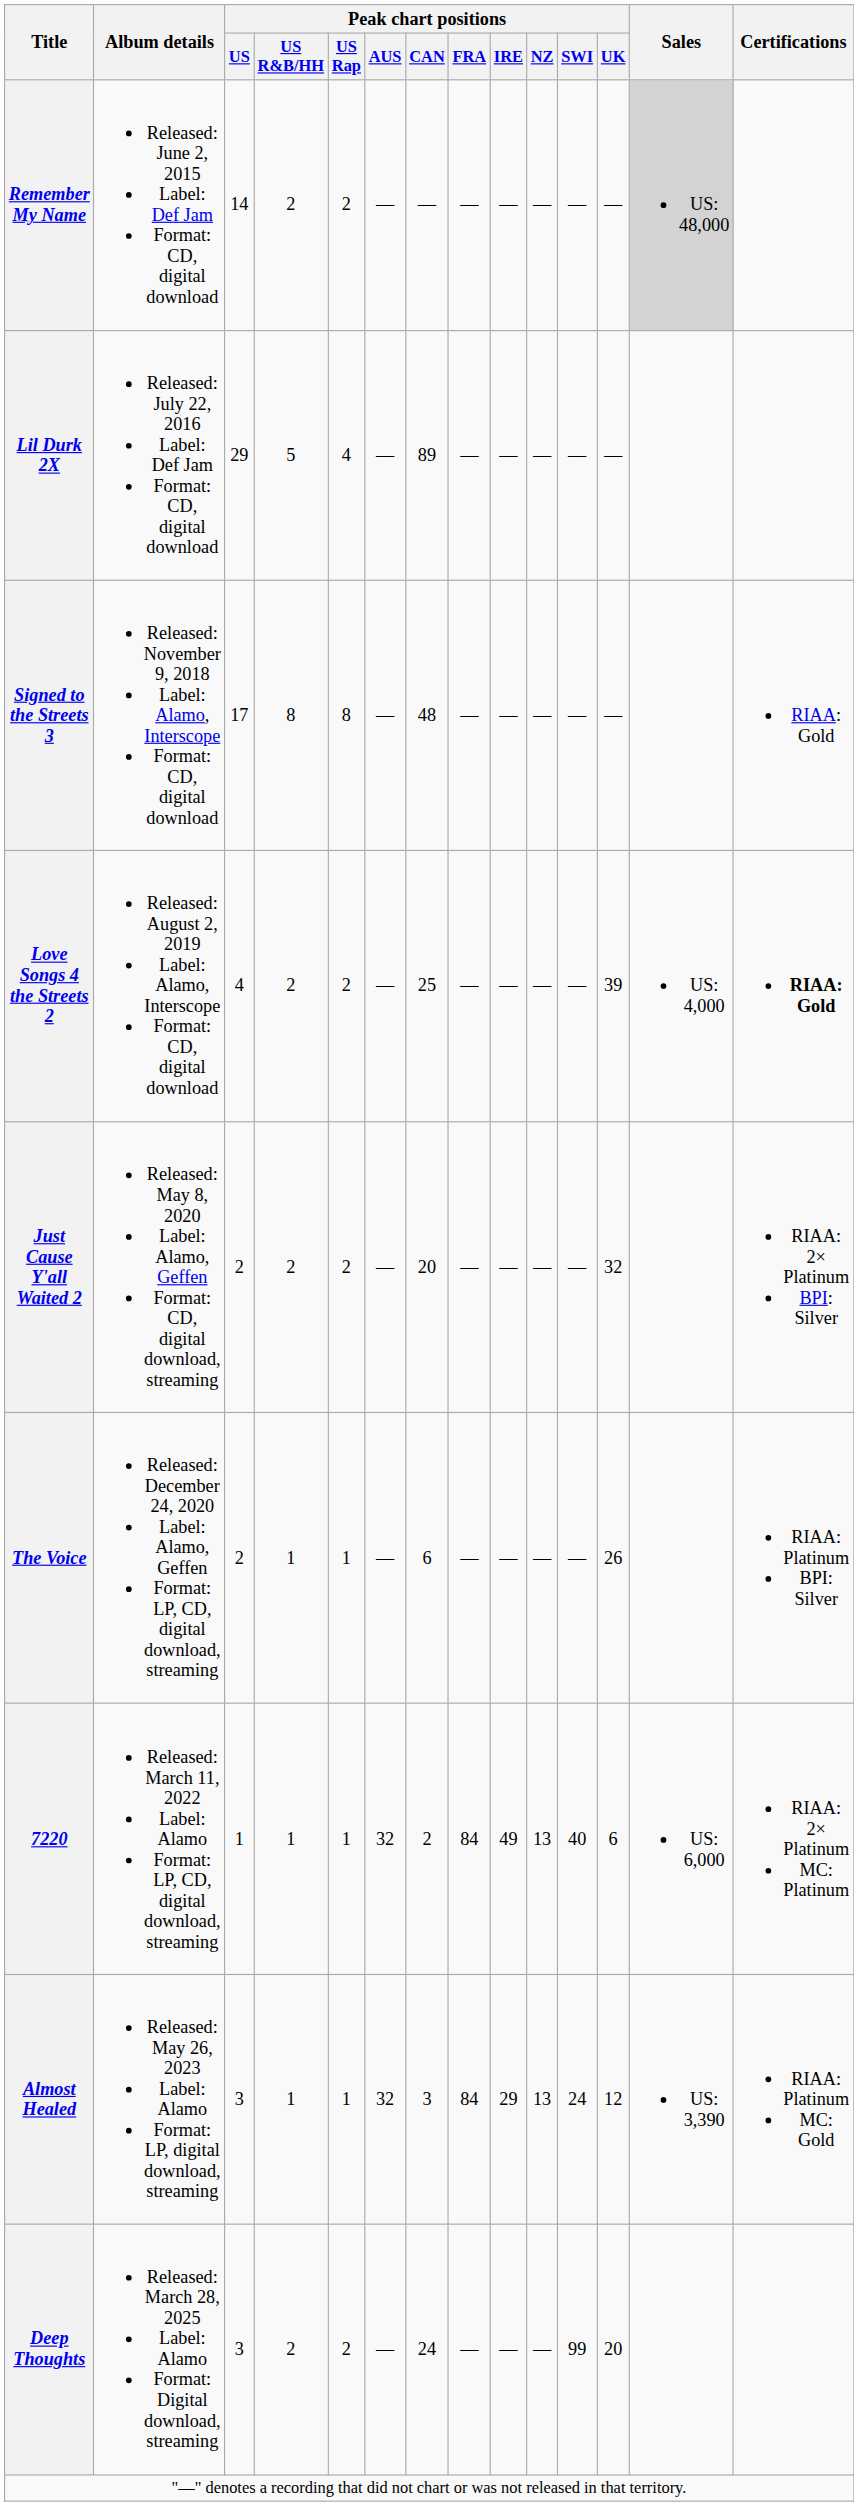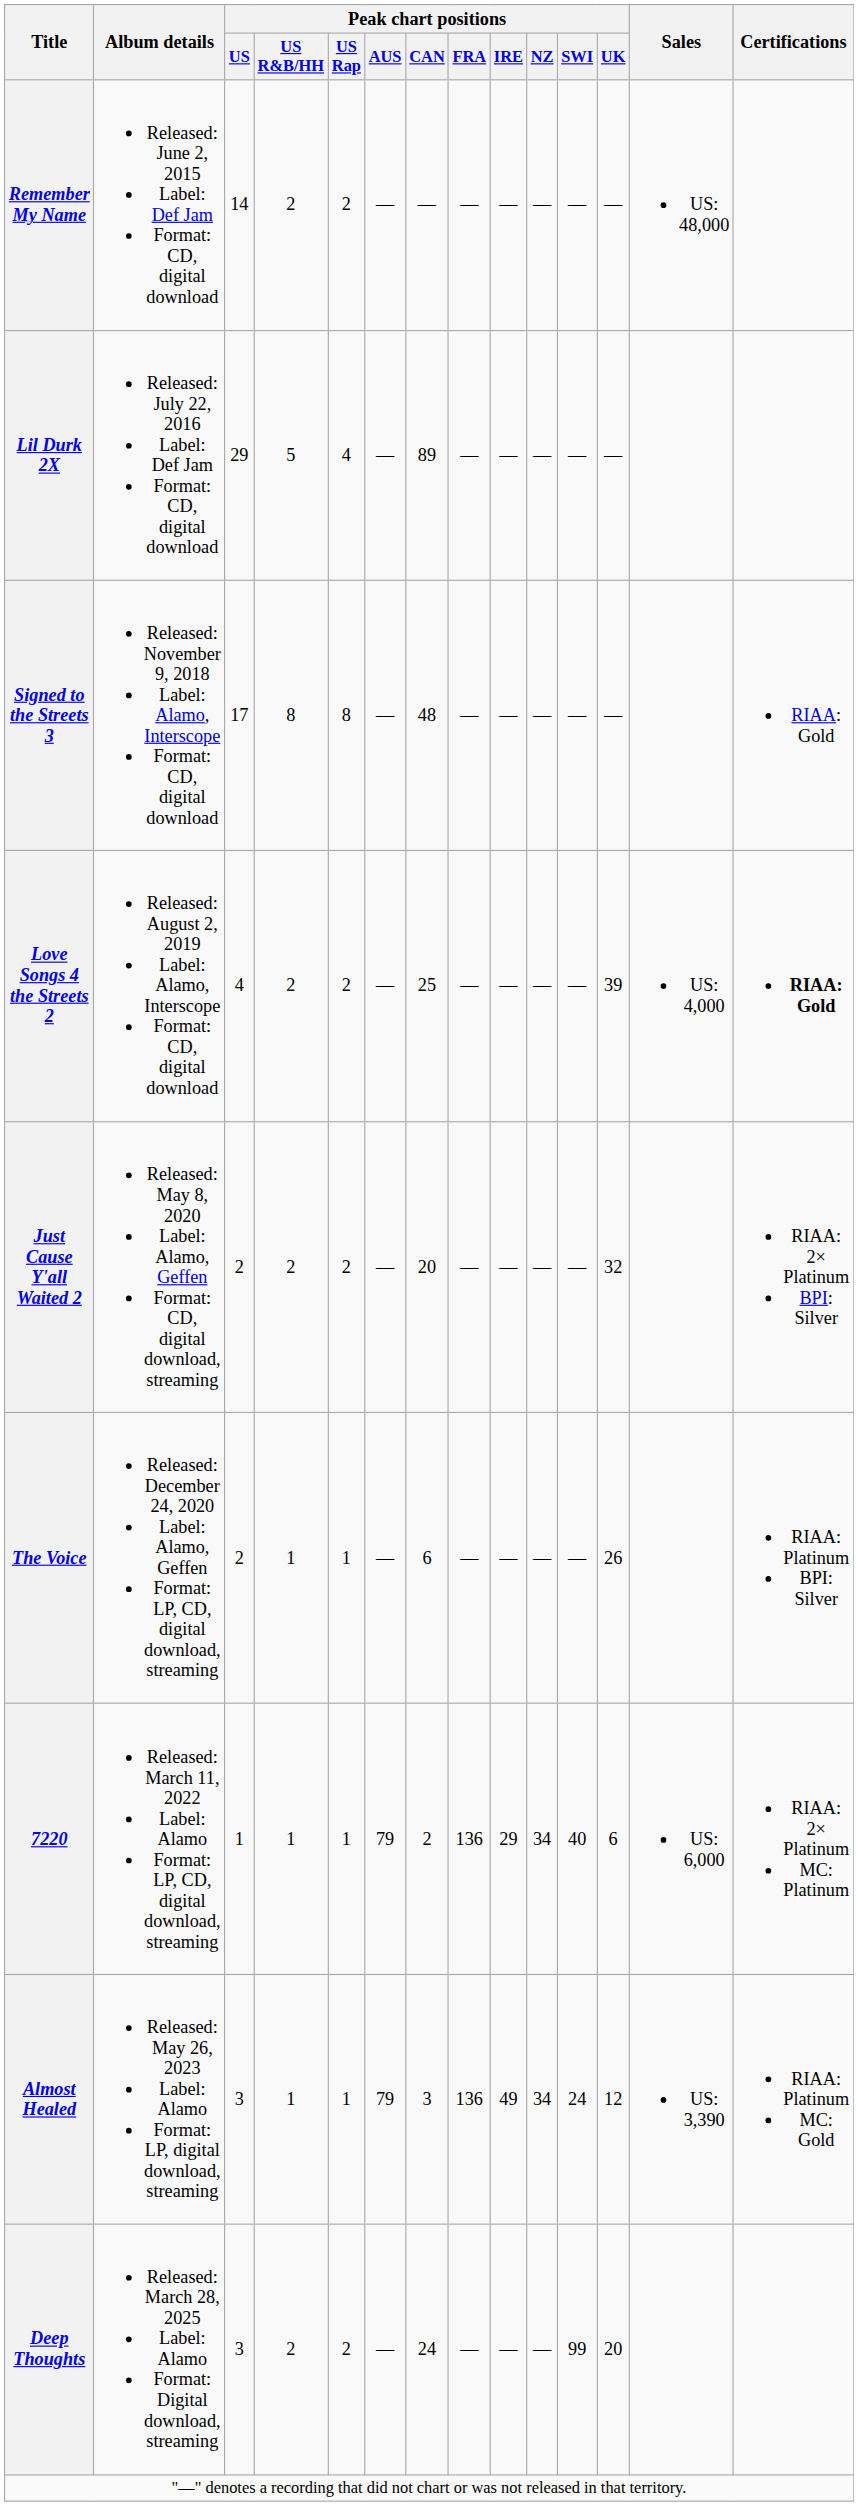(681, 215) lightgrey background -> (681, 215) no background
(385, 1838) 32 -> (385, 1838) 79
(469, 1838) 84 -> (469, 1838) 136
(508, 1838) 49 -> (508, 1838) 29
(542, 1838) 13 -> (542, 1838) 34
(385, 2099) 32 -> (385, 2099) 79
(469, 2099) 84 -> (469, 2099) 136
(508, 2099) 29 -> (508, 2099) 49
(542, 2099) 13 -> (542, 2099) 34
